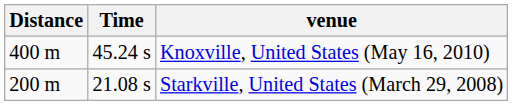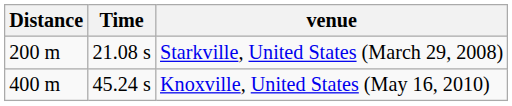rows swapped: (332, 84) <-> (325, 52)
